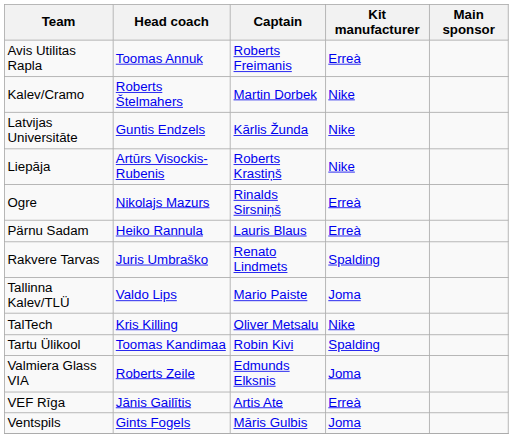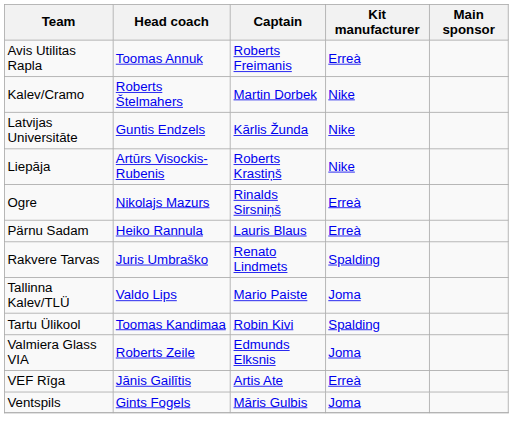- row: (30, 324)
